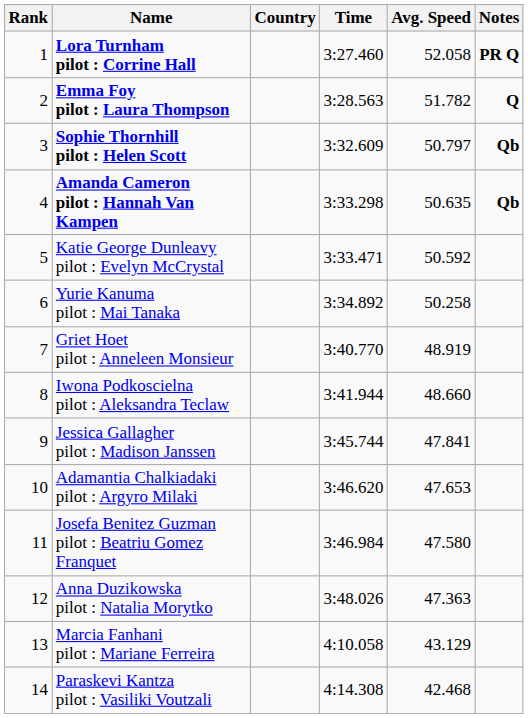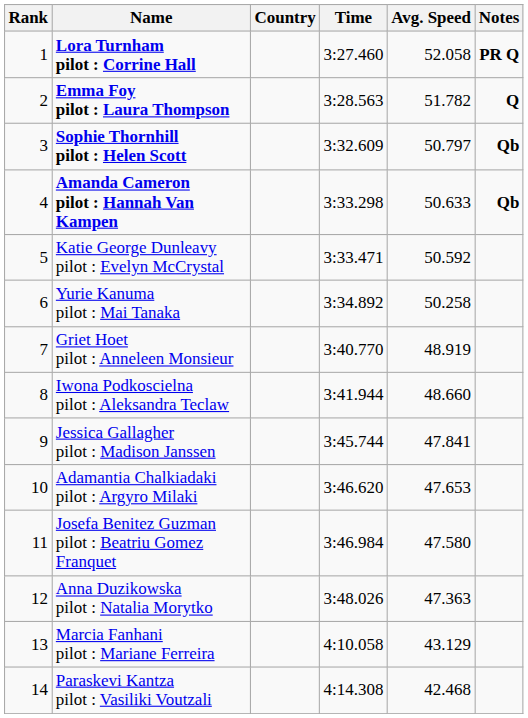(448, 201) 50.635 -> (448, 201) 50.633
